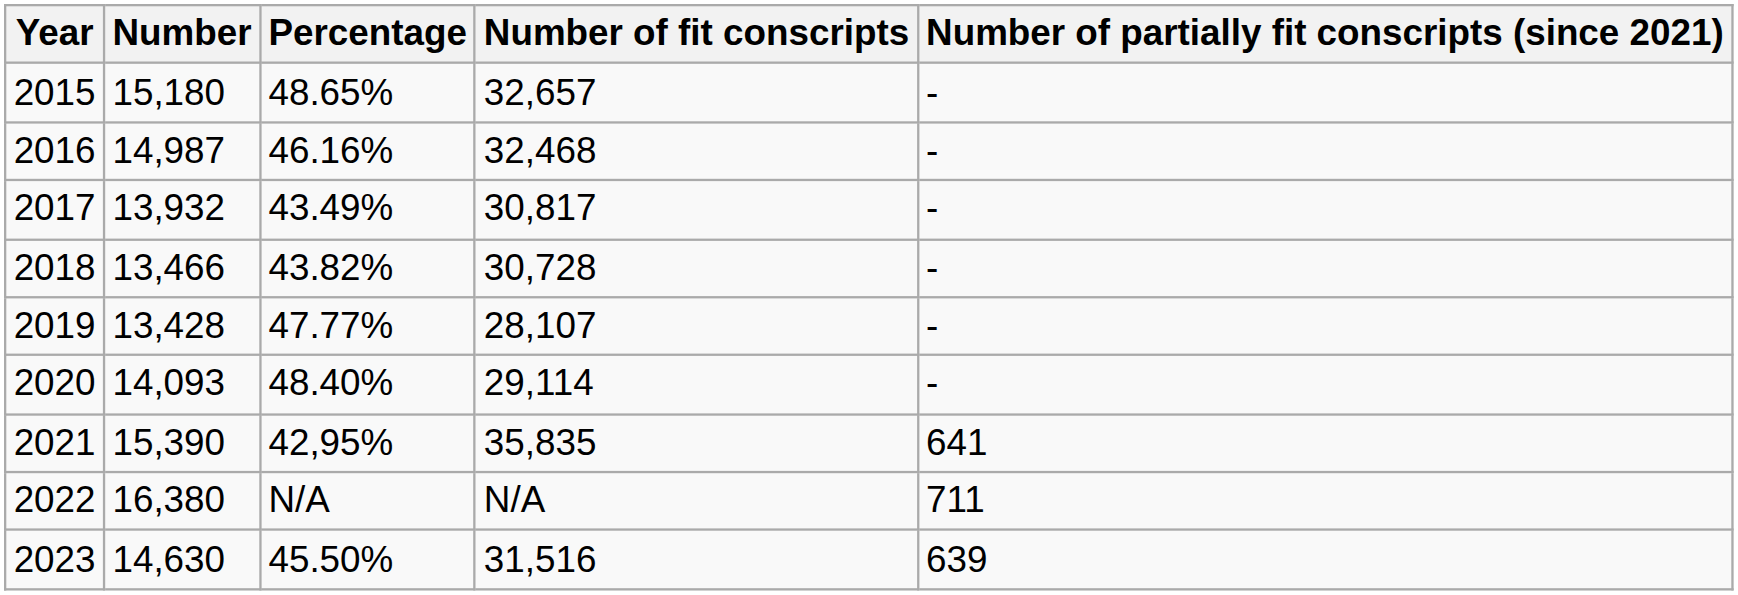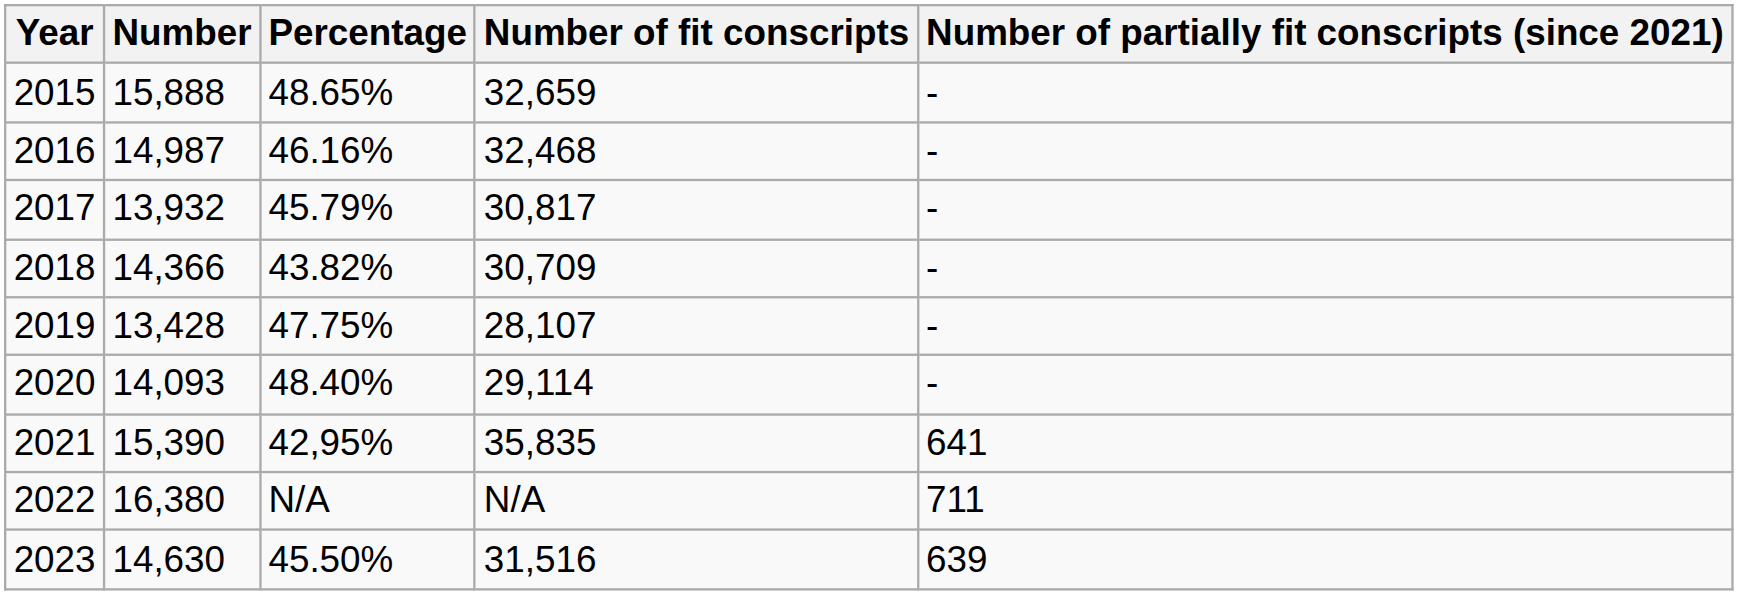(169, 92) 15,180 -> (169, 92) 15,888
(540, 92) 32,657 -> (540, 92) 32,659
(331, 208) 43.49% -> (331, 208) 45.79%
(169, 267) 13,466 -> (169, 267) 14,366
(540, 267) 30,728 -> (540, 267) 30,709
(331, 325) 47.77% -> (331, 325) 47.75%
